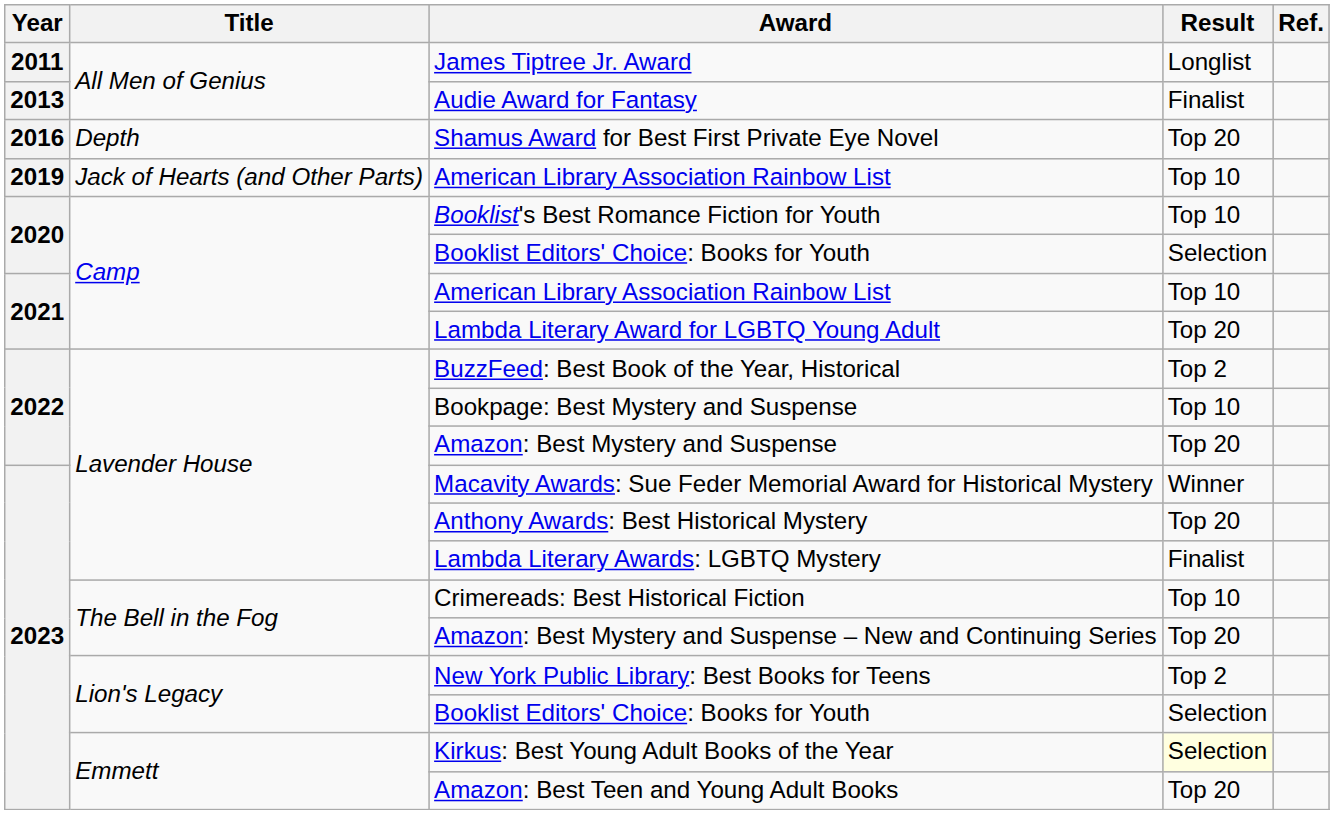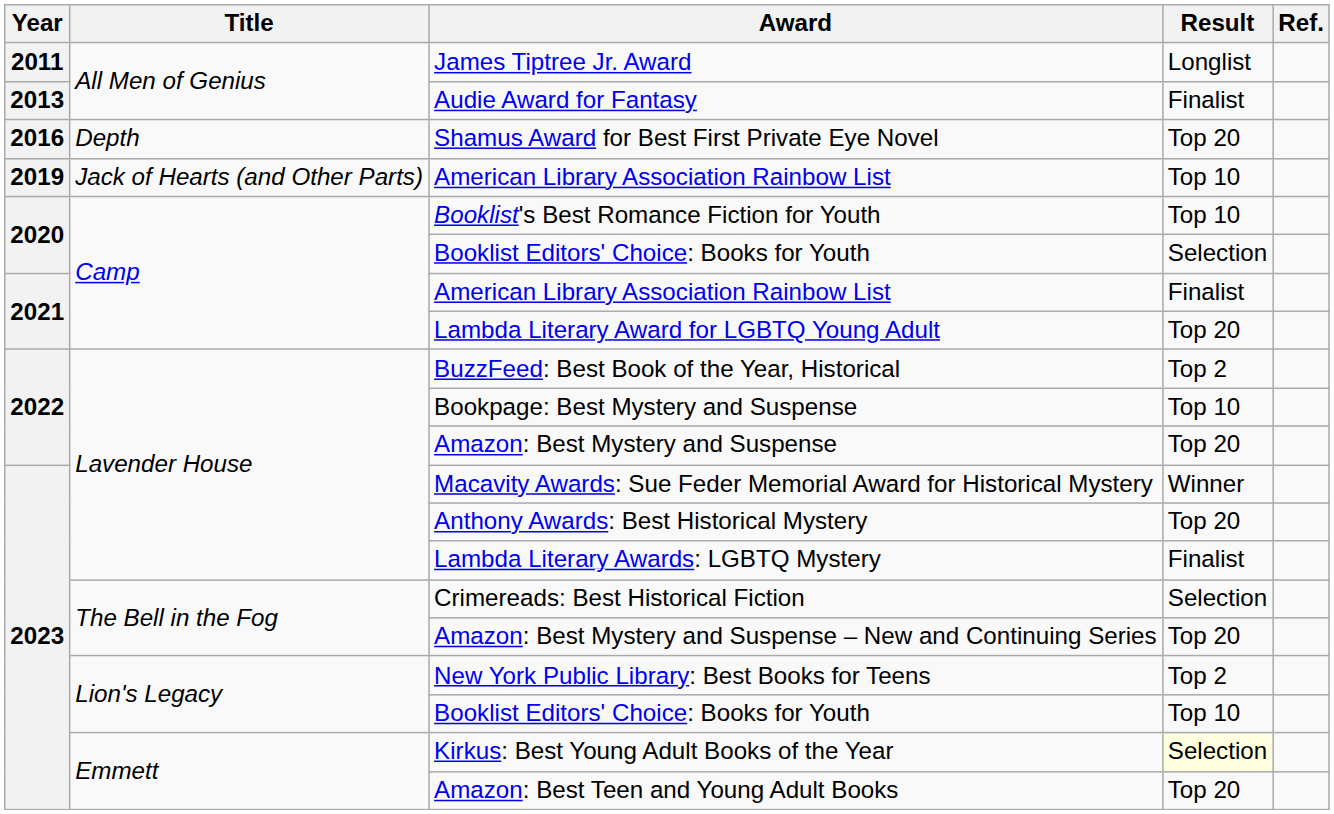(1204, 291) Top 10 -> (1206, 291) Finalist
(1204, 598) Top 10 -> (1217, 598) Selection
(1217, 713) Selection -> (1204, 713) Top 10
